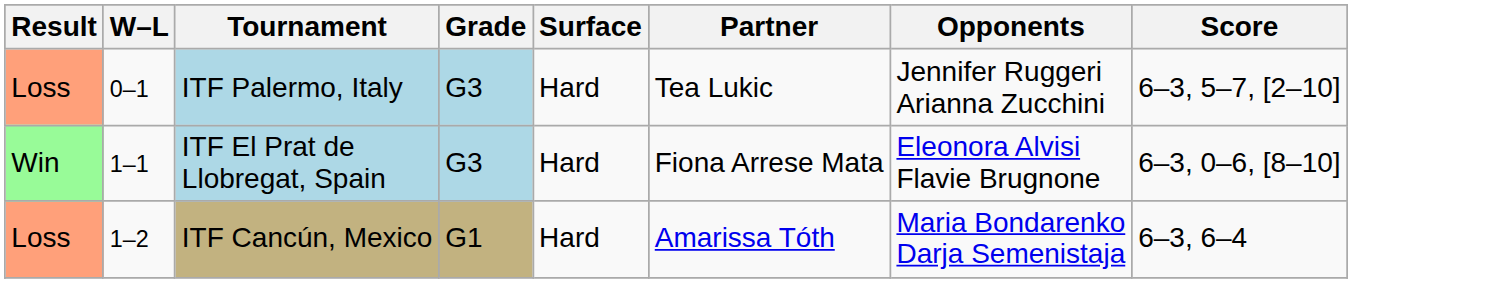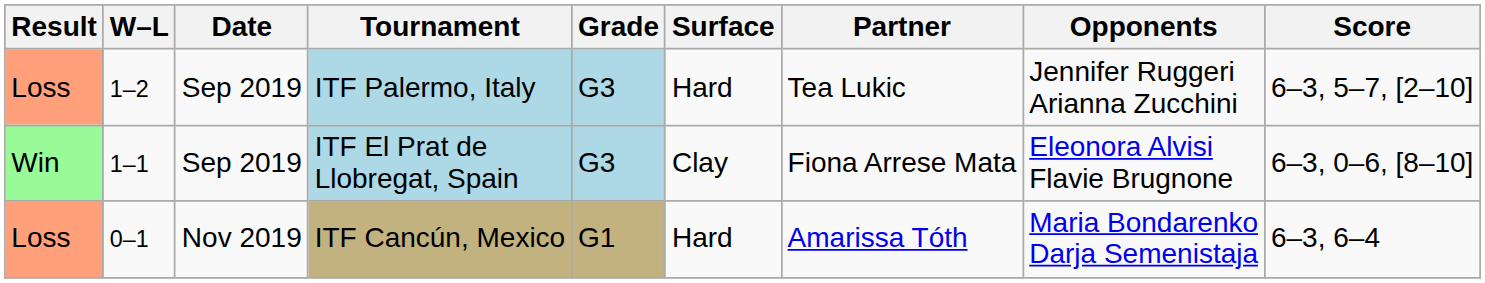+ column: (242, 26)
(129, 88) 0–1 -> (129, 88) 1–2
(569, 162) Hard -> (700, 162) Clay
(129, 240) 1–2 -> (129, 240) 0–1
